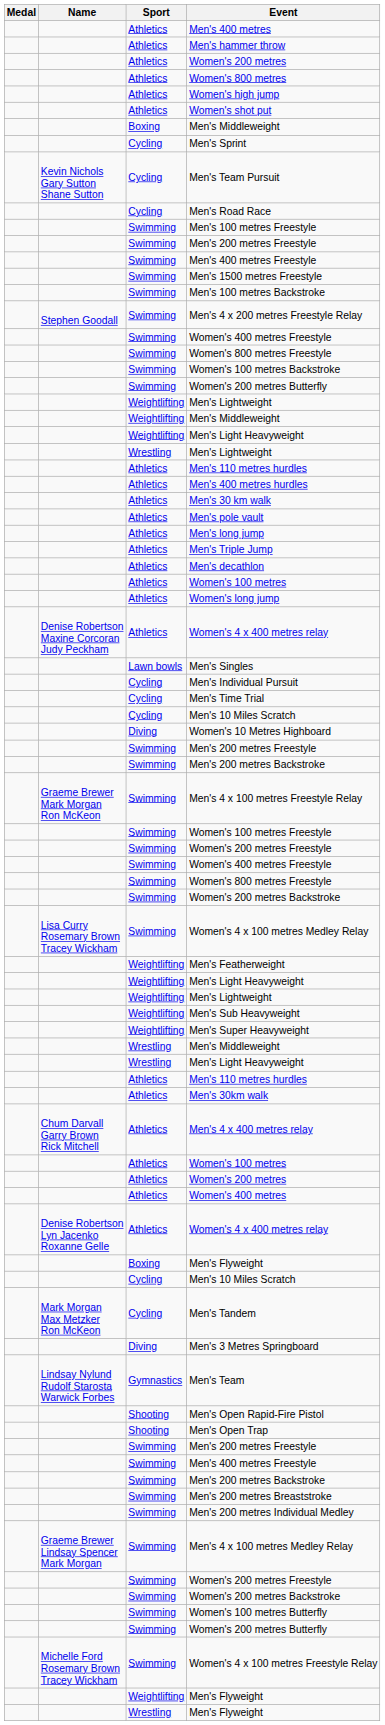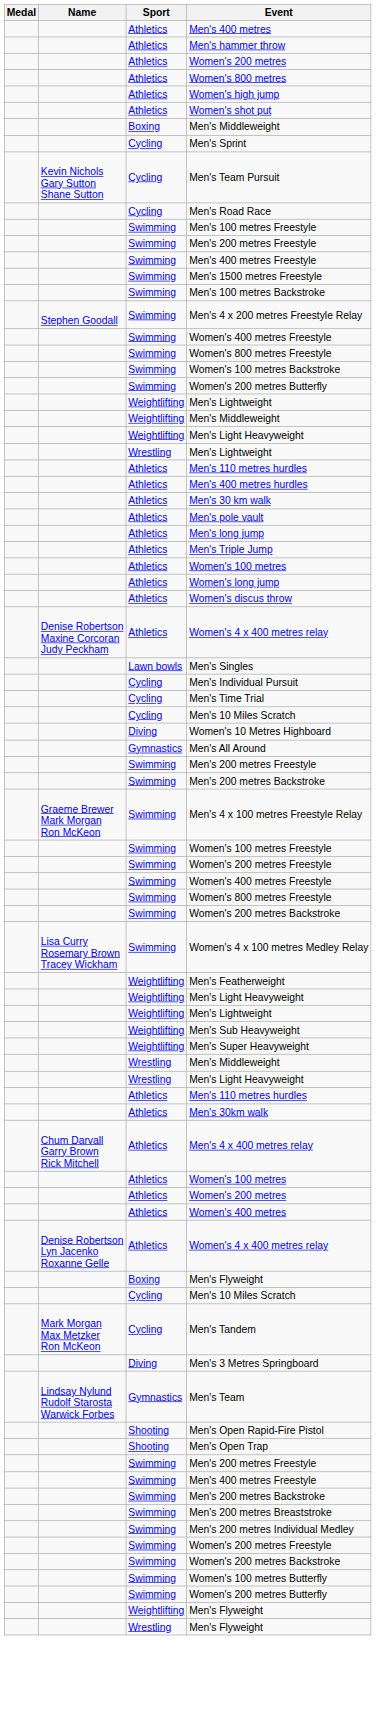- row: (148, 566)
+ row: (148, 599)
+ row: (155, 748)
- row: (152, 1546)
- row: (152, 1663)
